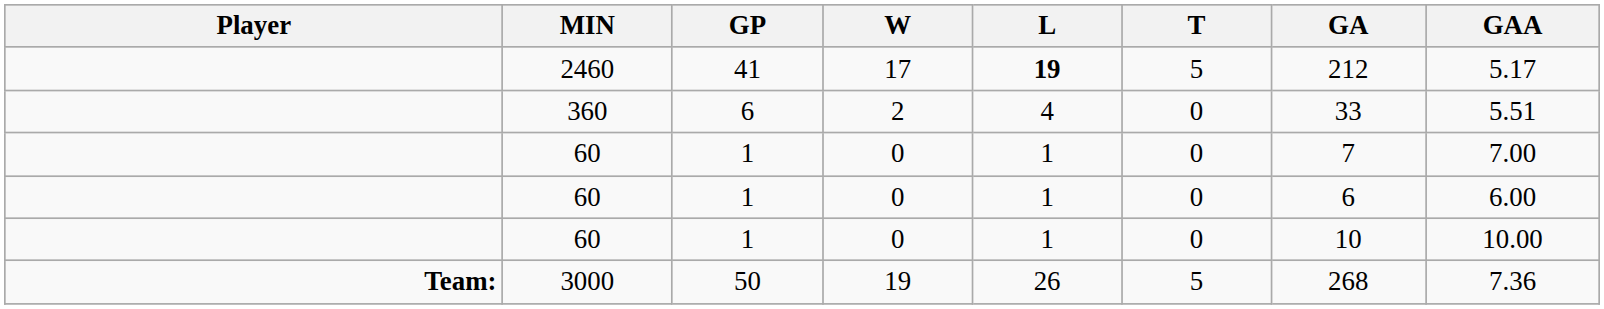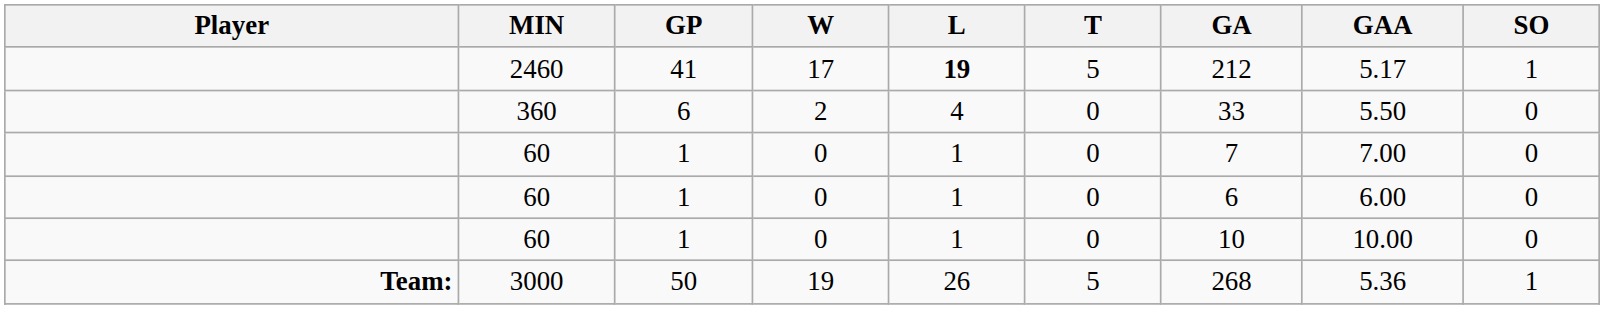+ column: (1532, 25)
(1513, 111) 5.51 -> (1383, 111) 5.50
(1513, 281) 7.36 -> (1383, 281) 5.36
